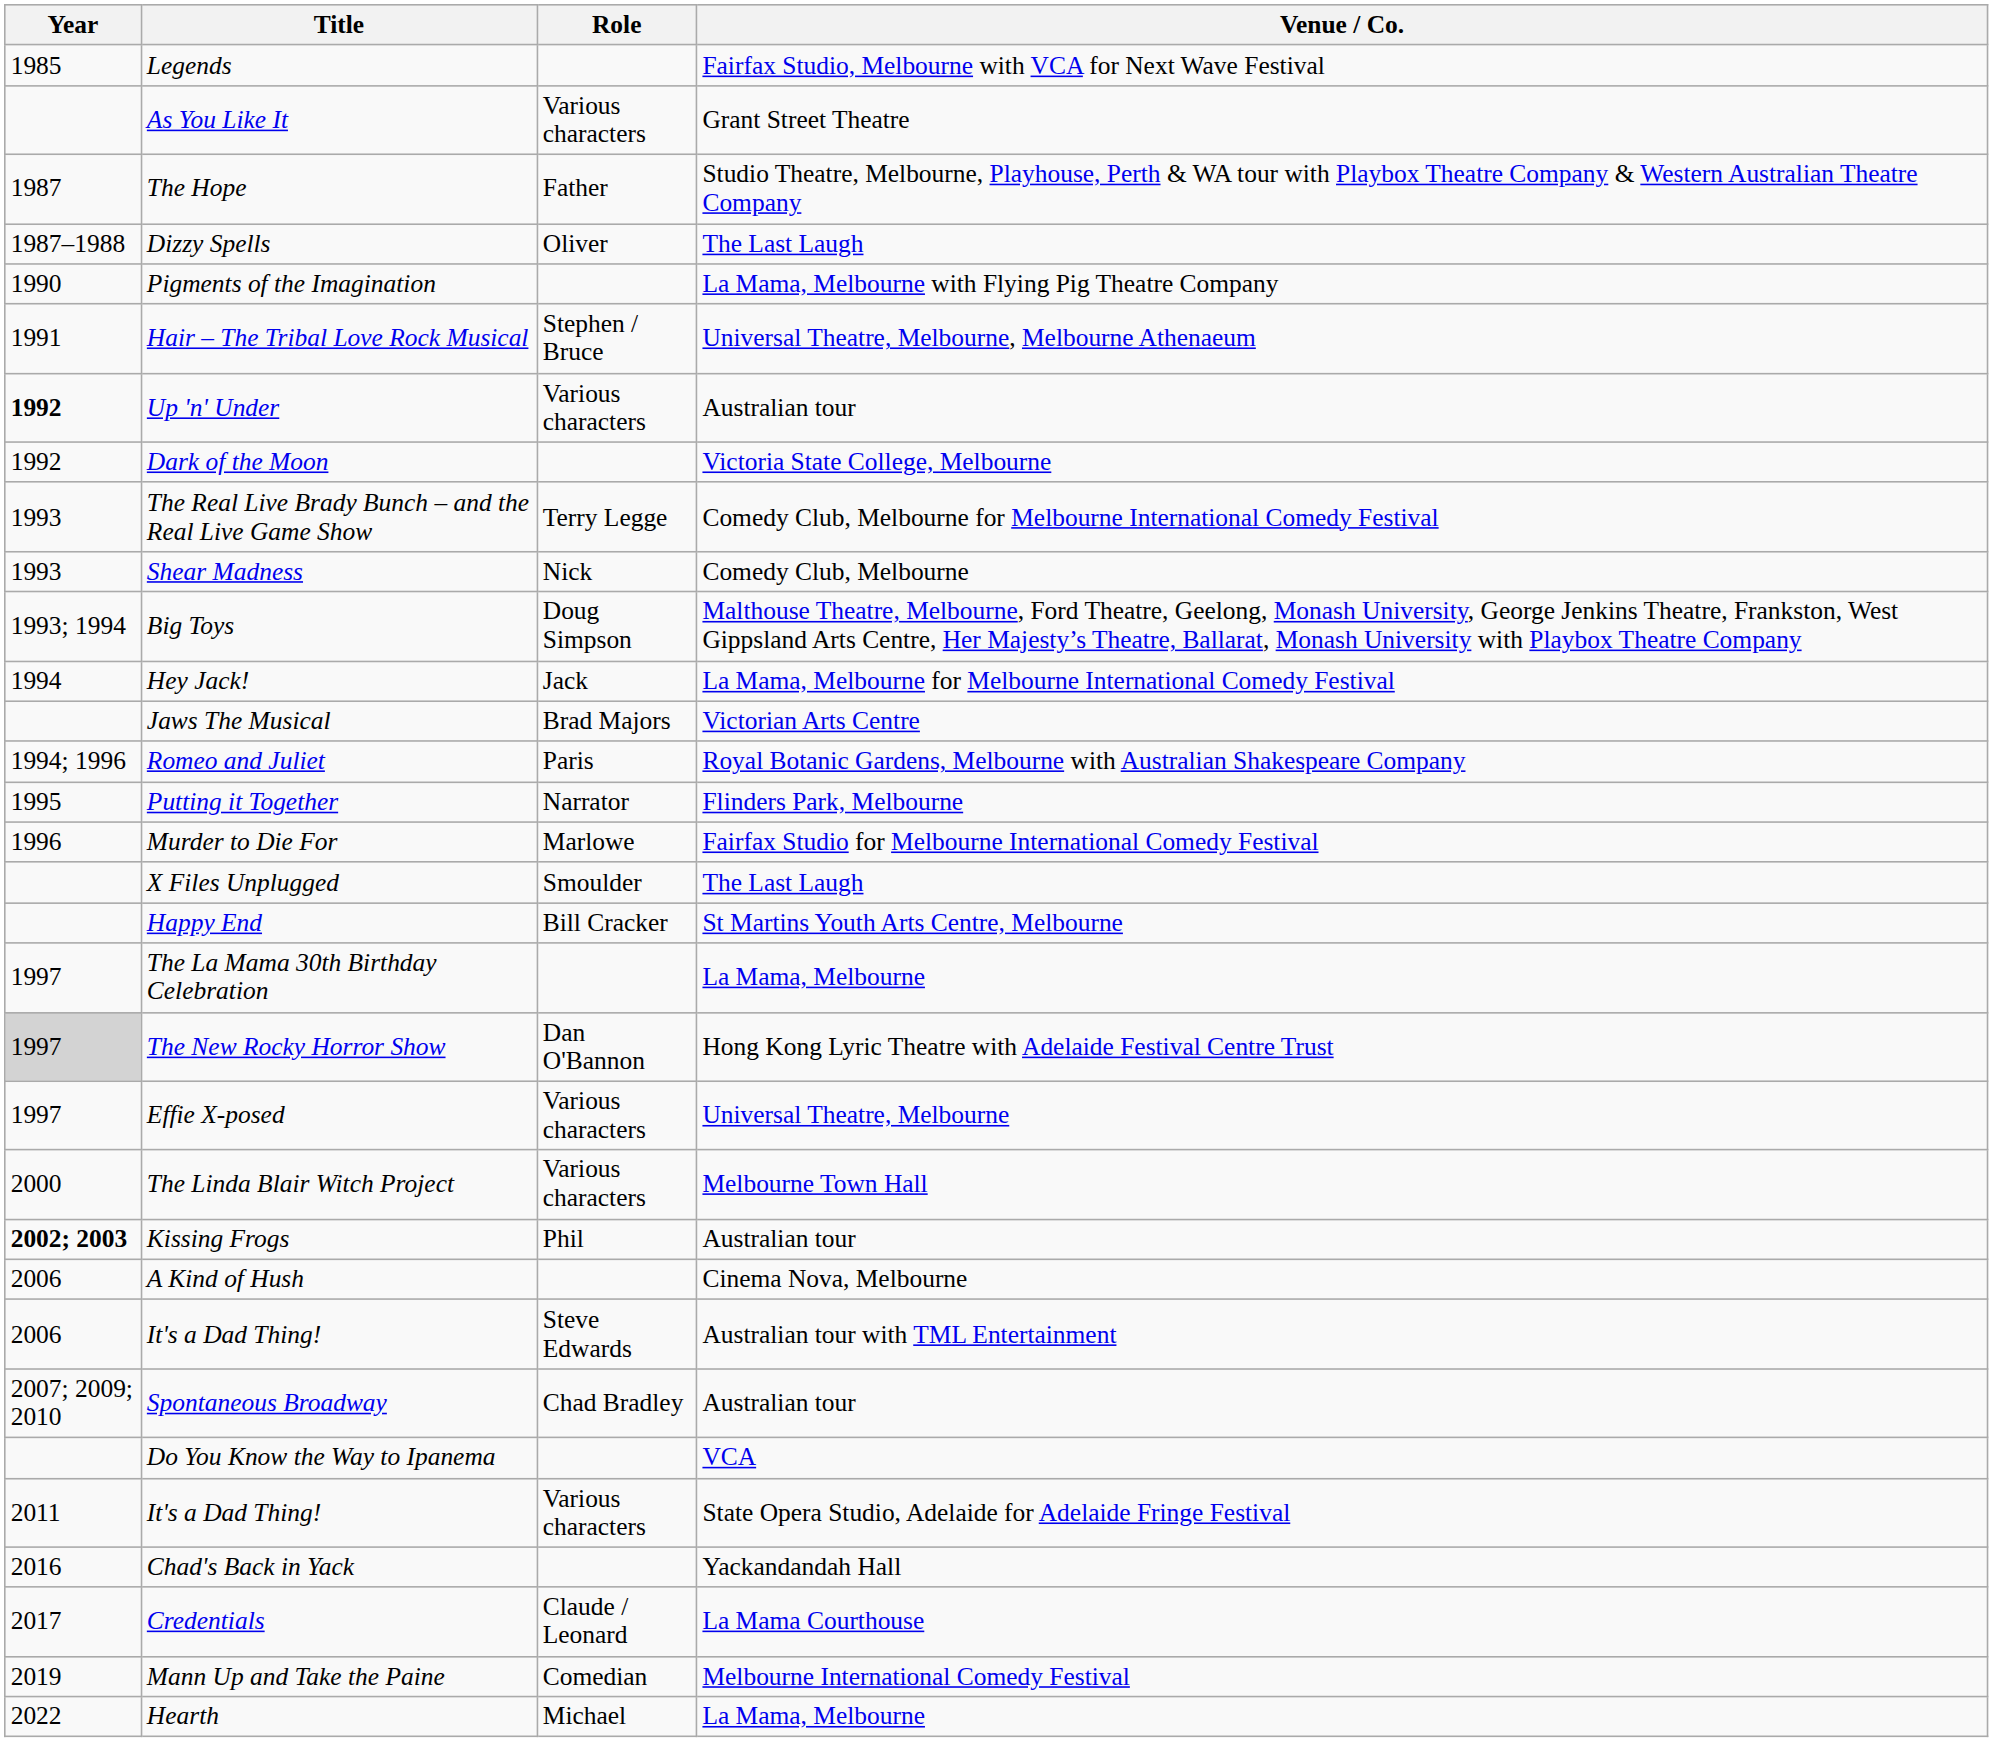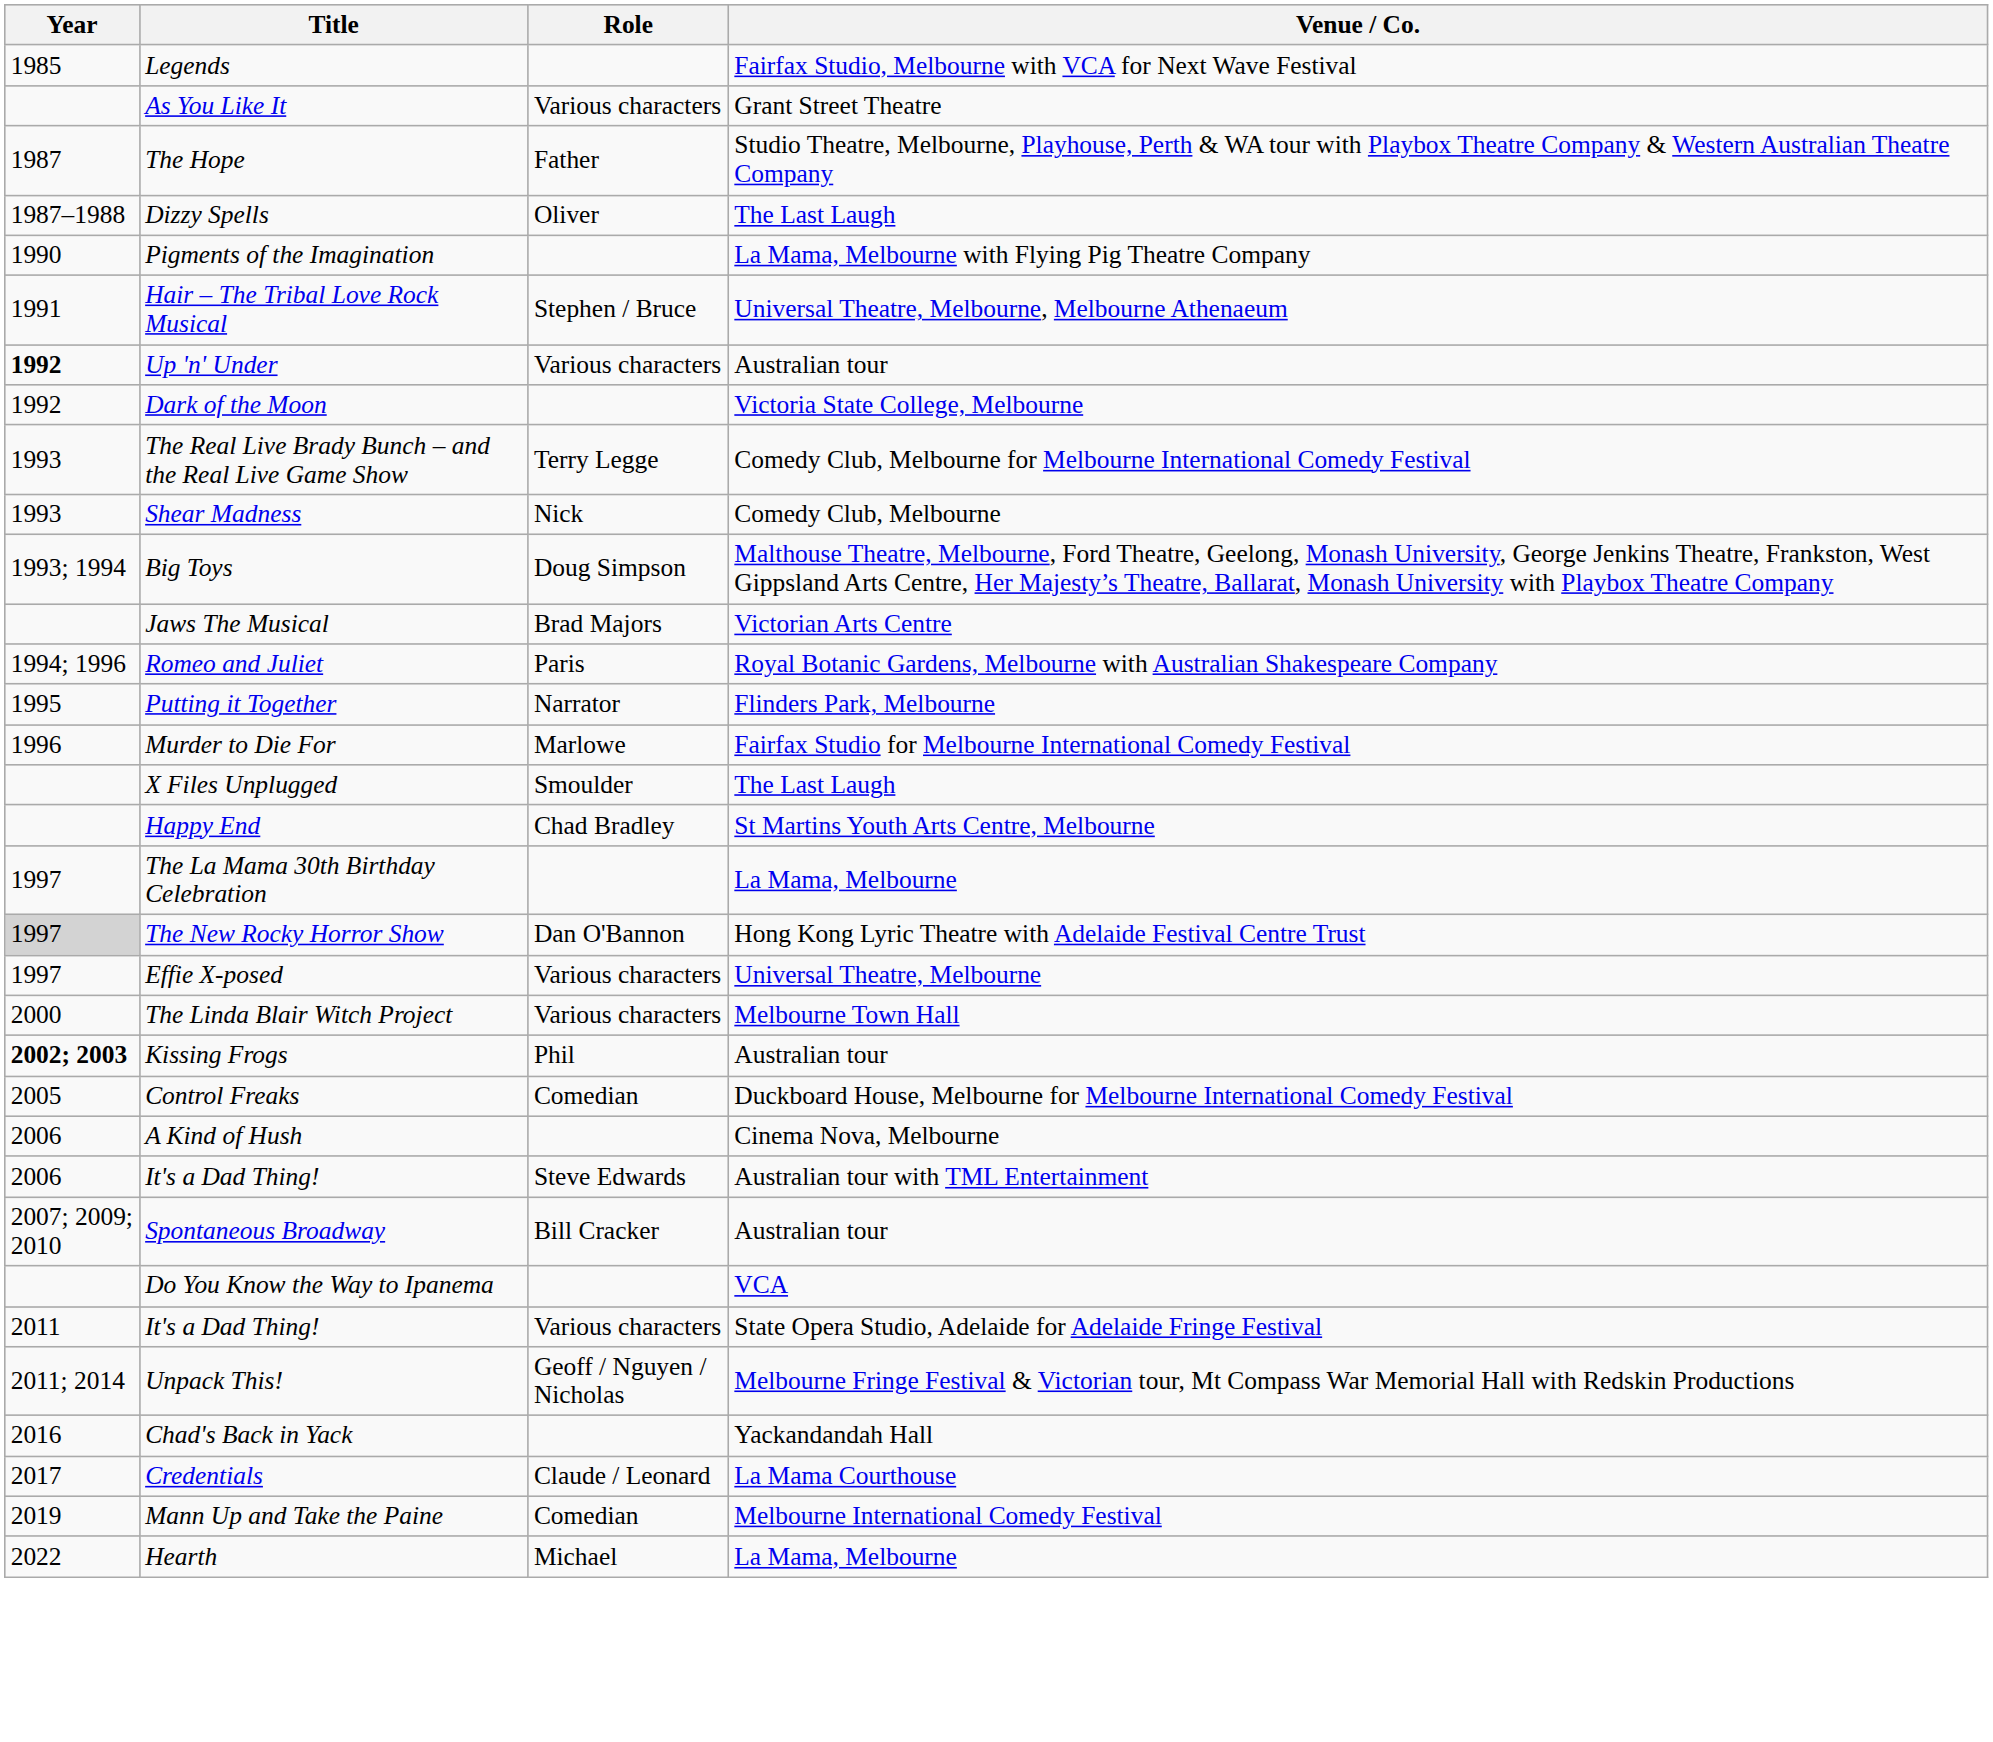- row: (198, 680)
(605, 922) Bill Cracker -> (604, 825) Chad Bradley
+ row: (222, 1095)
(613, 1402) Chad Bradley -> (596, 1231) Bill Cracker
+ row: (214, 1380)
